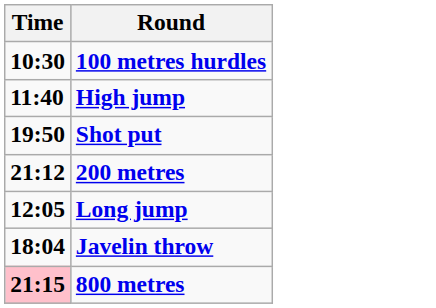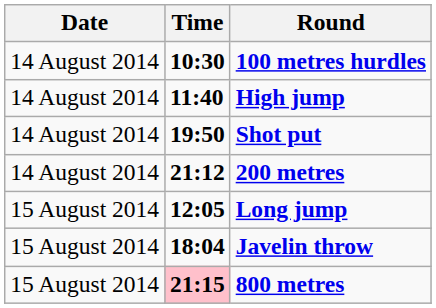+ column: (85, 23)
